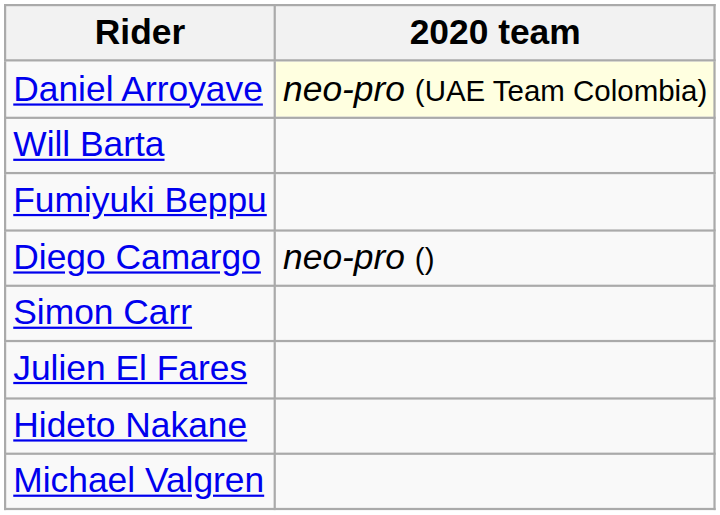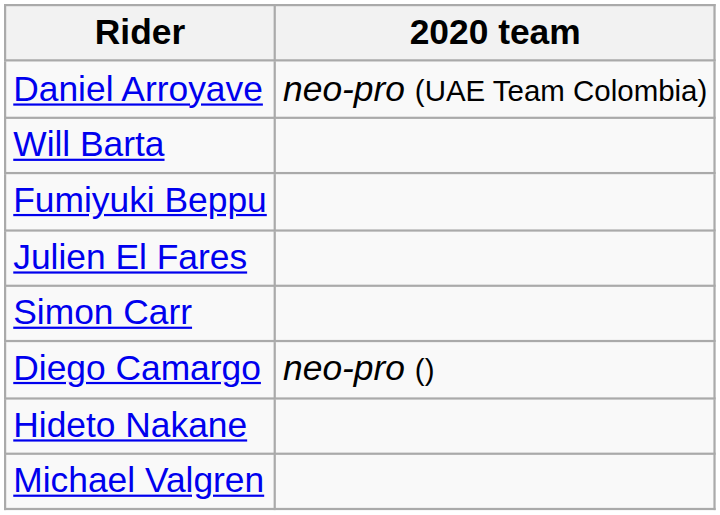(495, 88) lightyellow background -> (495, 88) no background
rows swapped: (137, 256) <-> (130, 369)
